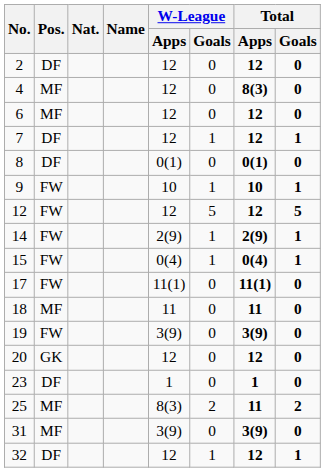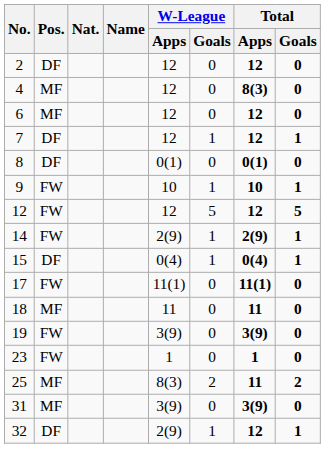(51, 260) FW -> (51, 260) DF
- row: (19, 357)
(51, 382) DF -> (51, 357) FW
(169, 455) 12 -> (169, 430) 2(9)
